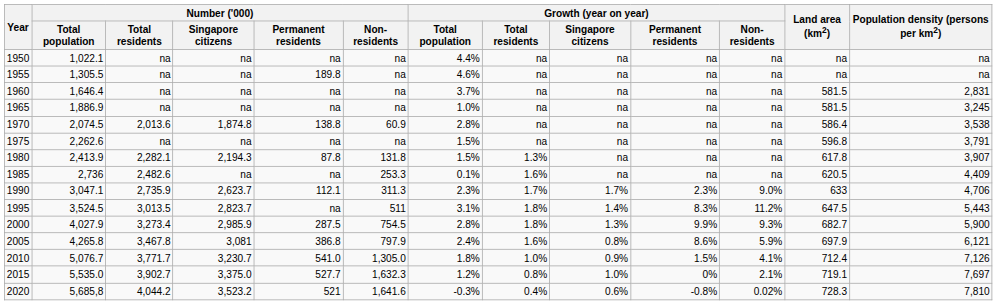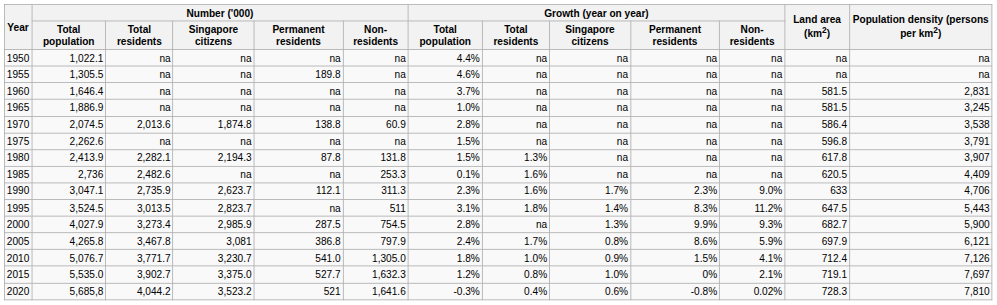(536, 191) 1.7% -> (536, 191) 1.6%
(536, 224) 1.8% -> (542, 224) na
(536, 241) 1.6% -> (536, 241) 1.7%
